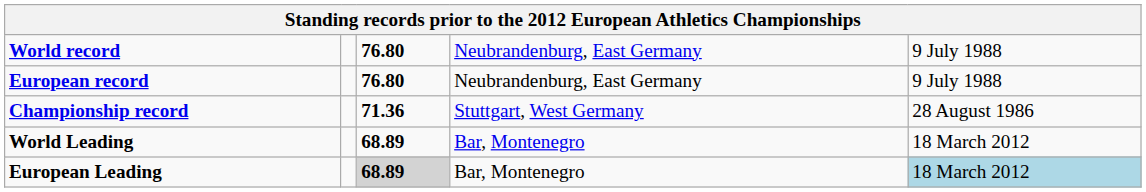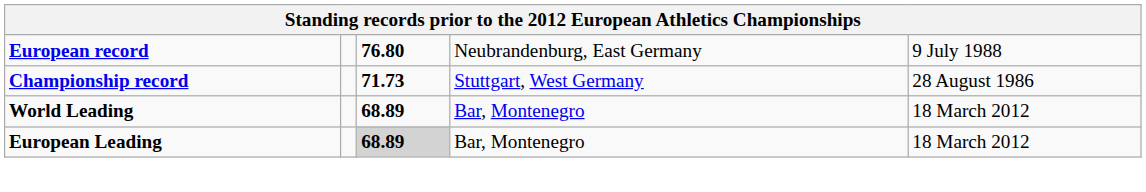- row: (65, 50)
(383, 111) 71.36 -> (383, 80) 71.73
(971, 171) lightblue background -> (971, 141) no background
